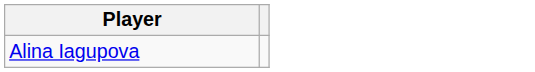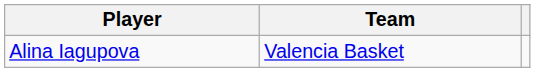+ column: (390, 20)
